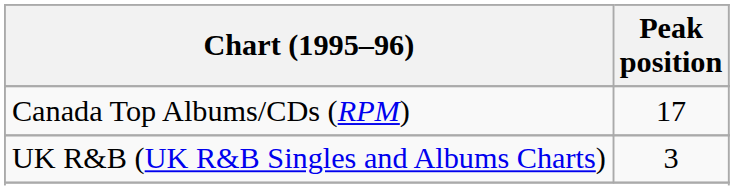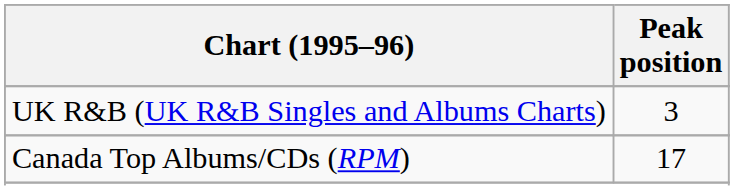rows swapped: (211, 110) <-> (309, 158)
